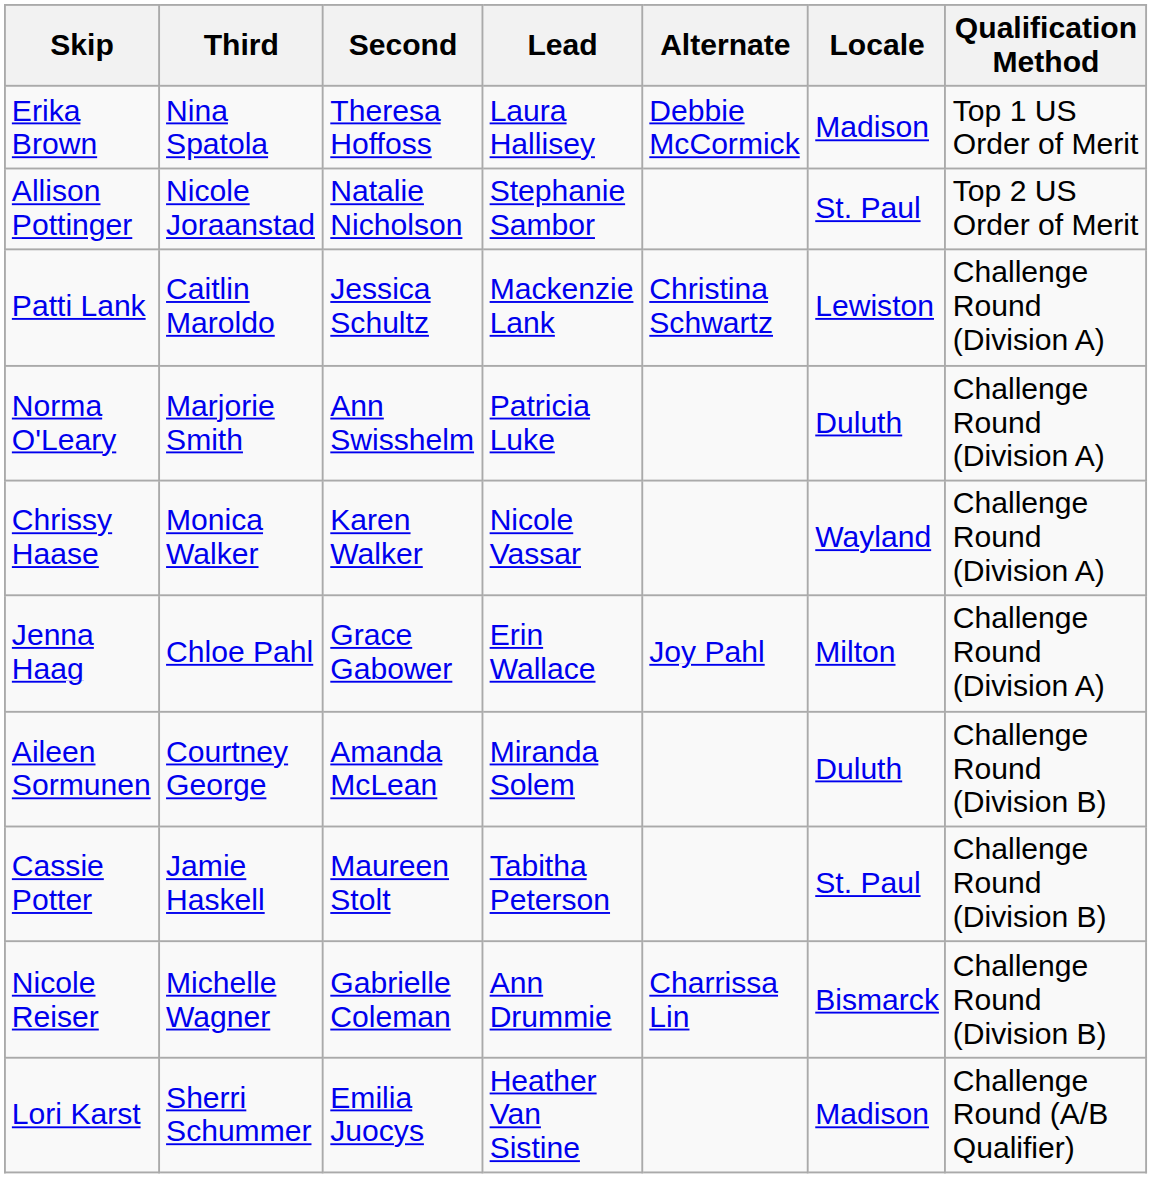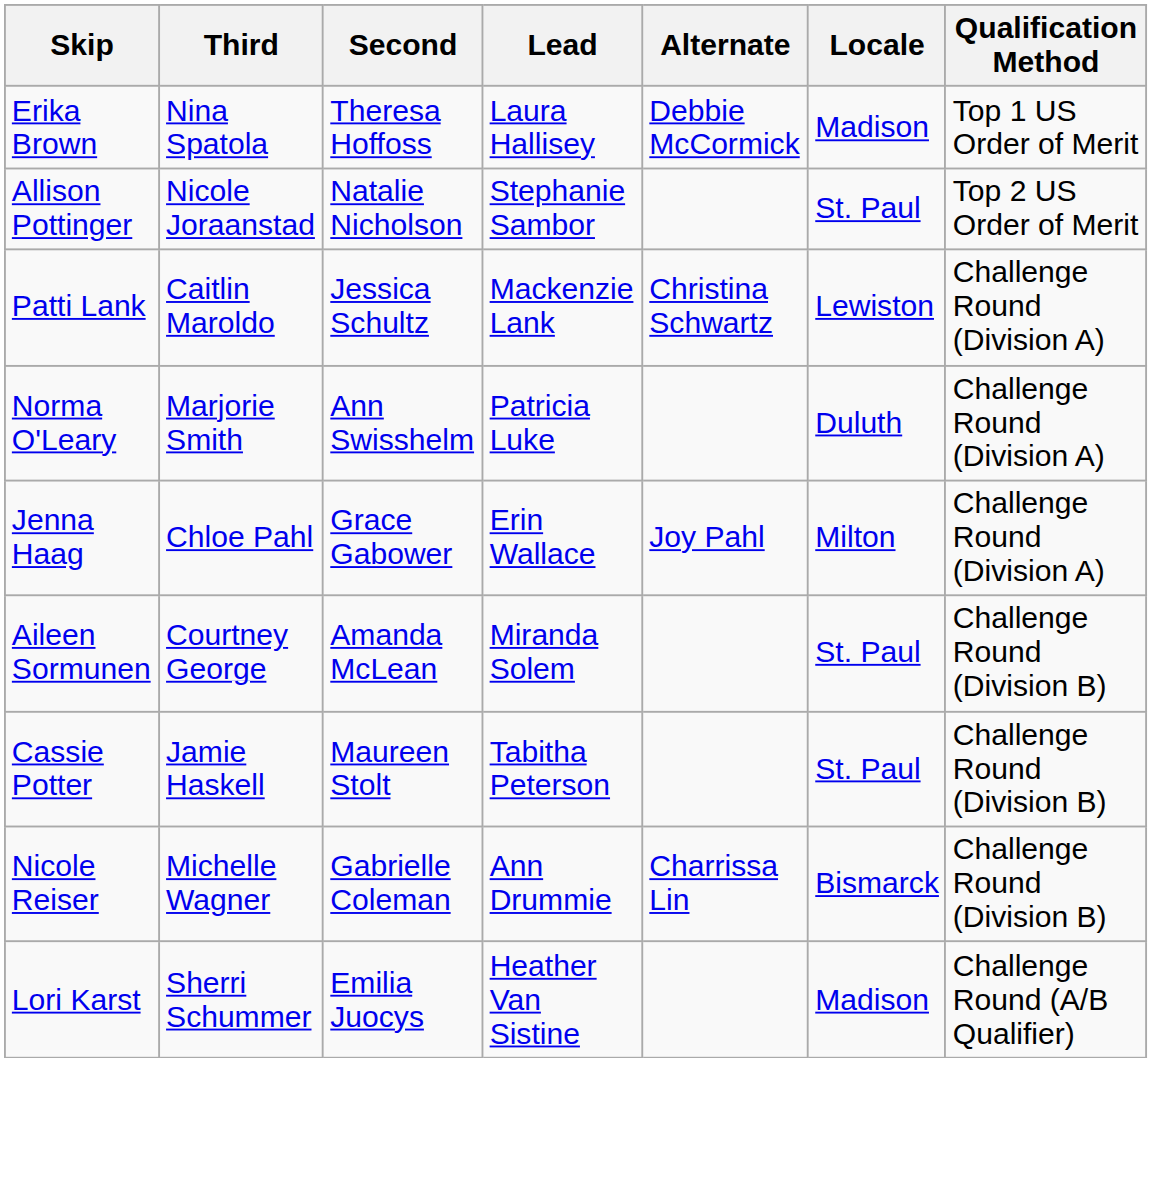- row: (62, 537)
(859, 768) Duluth -> (868, 652) St. Paul
